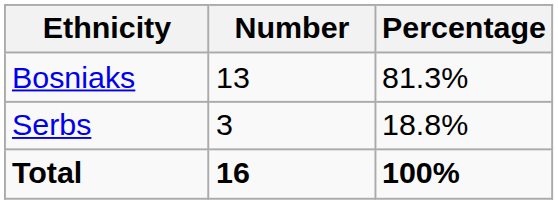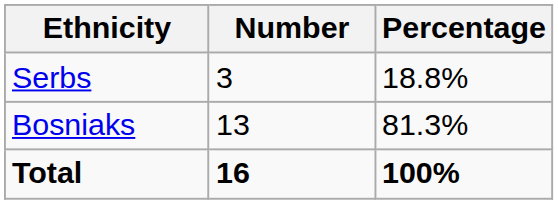rows swapped: (74, 76) <-> (52, 125)
